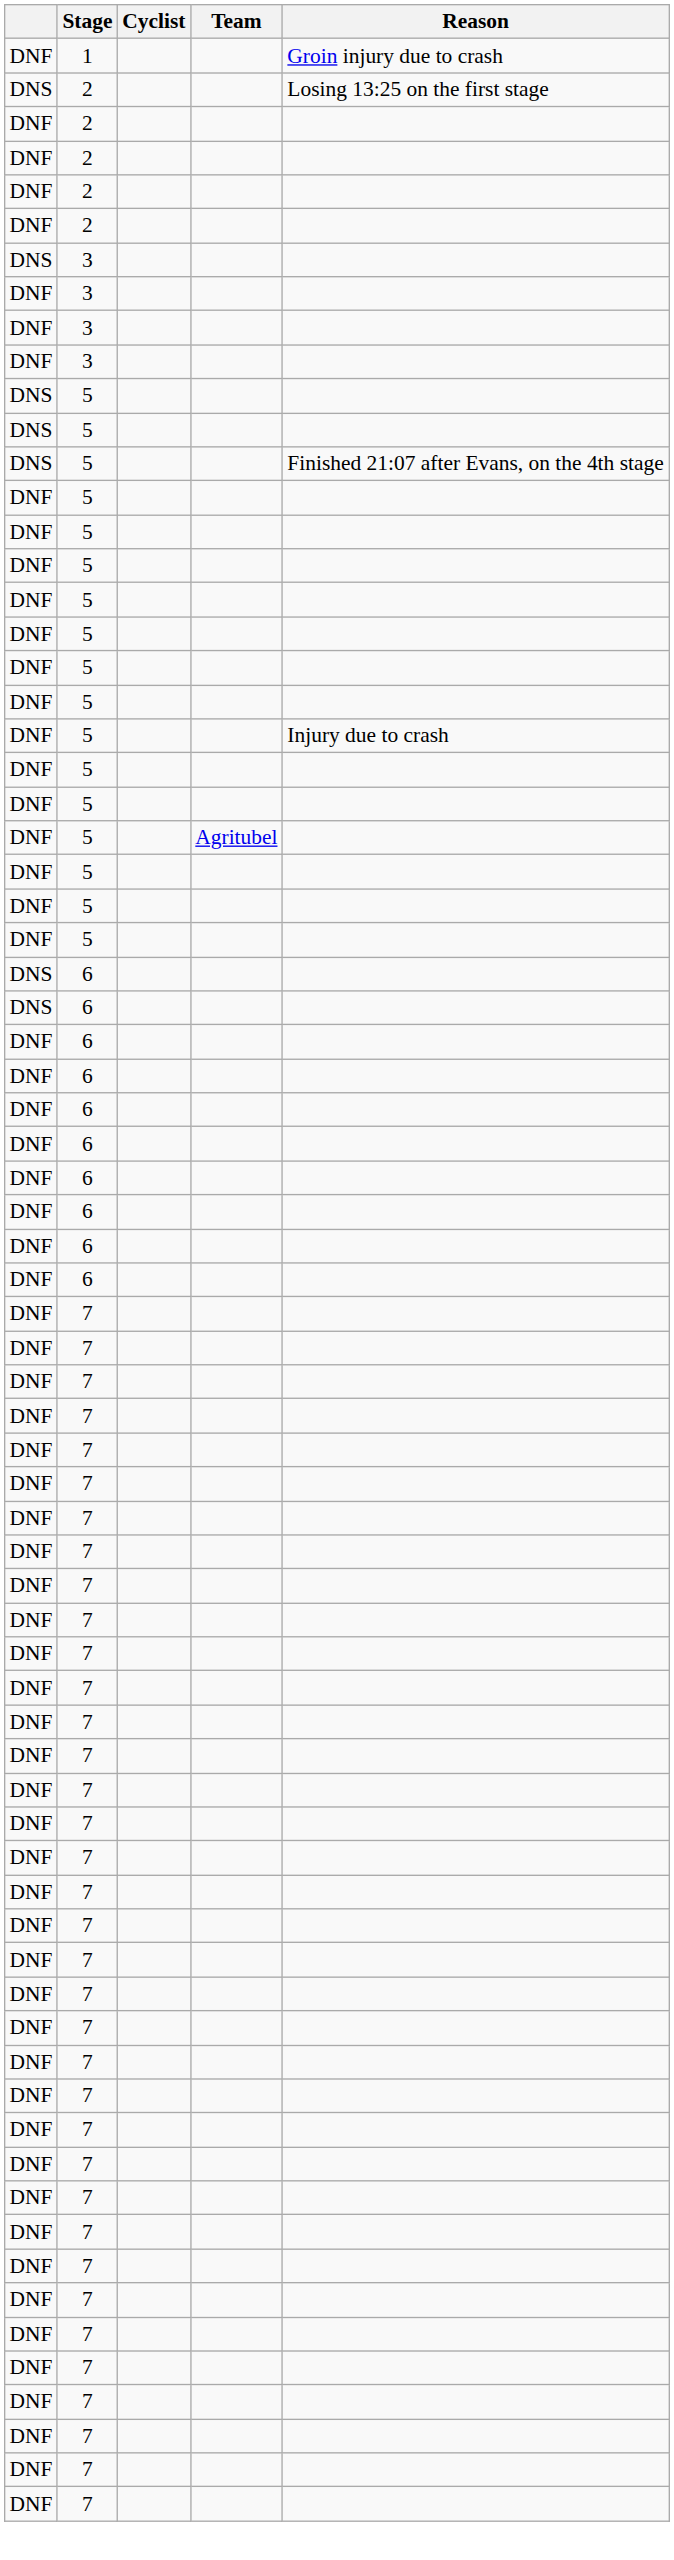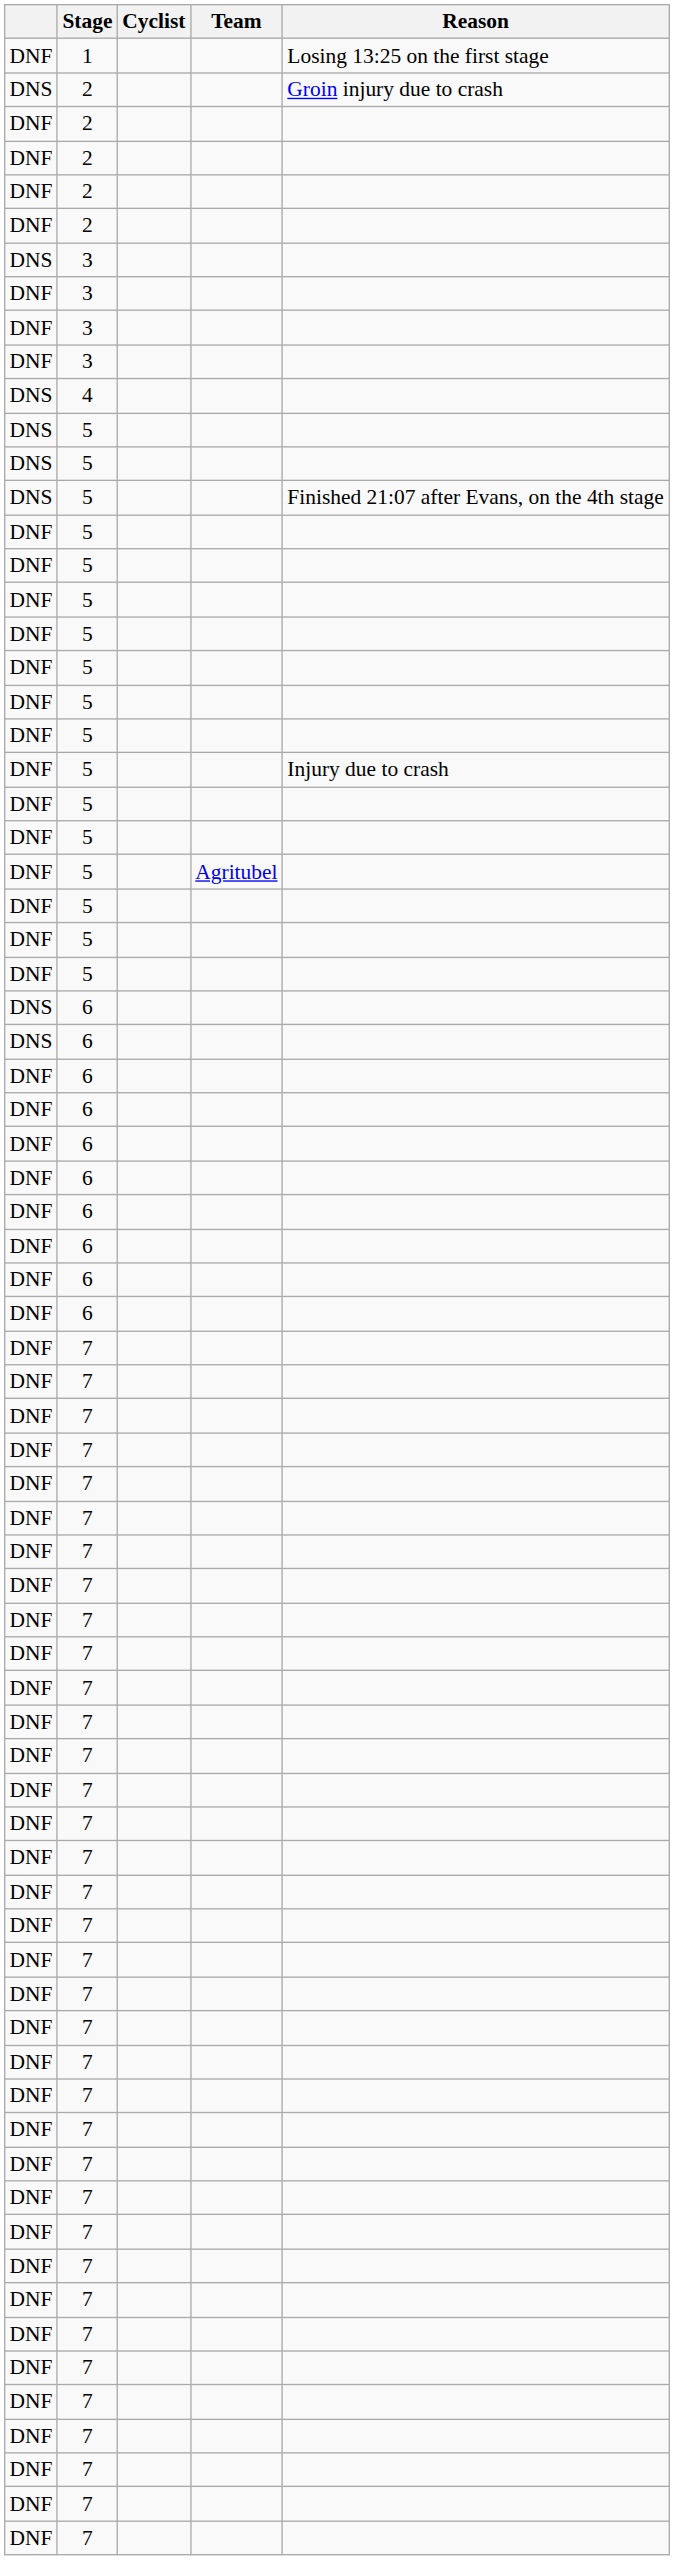(395, 55) Groin injury due to crash -> (418, 55) Losing 13:25 on the first stage
(418, 89) Losing 13:25 on the first stage -> (395, 89) Groin injury due to crash
+ row: (31, 395)
